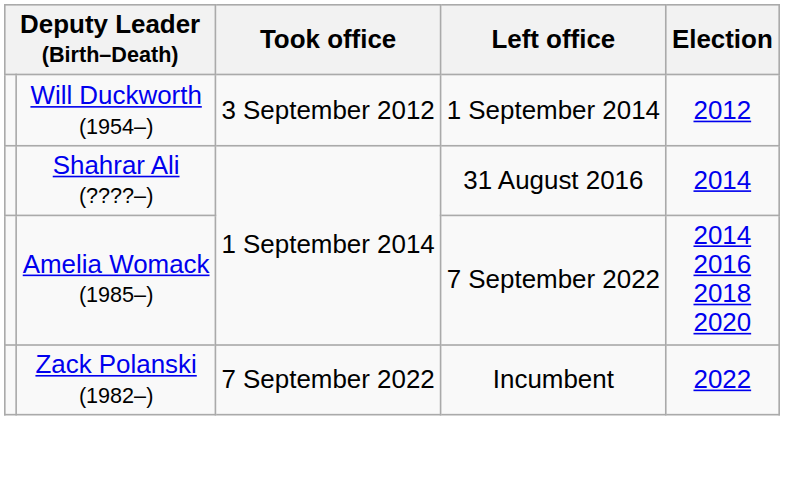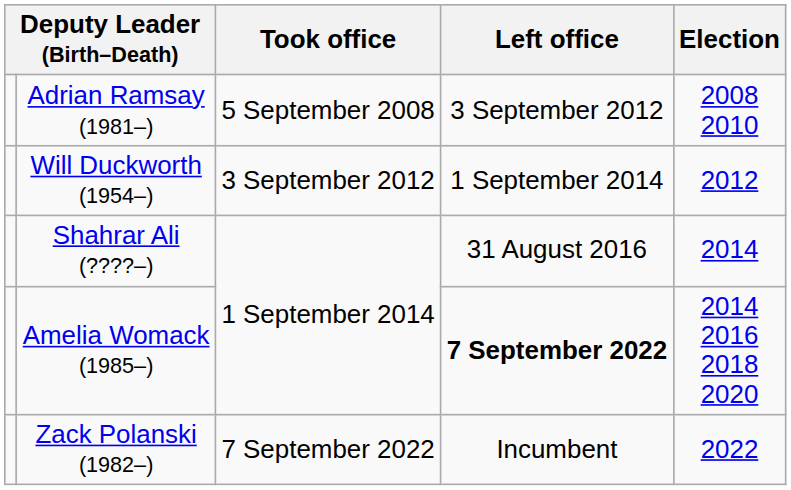+ row: (116, 109)
(553, 279) normal -> (557, 349) bold
